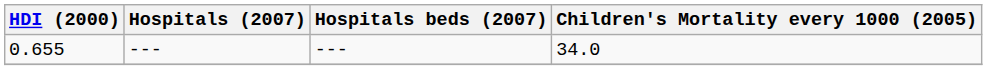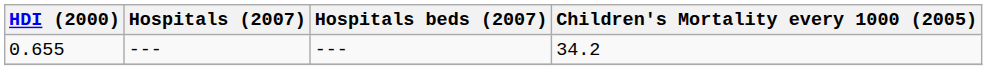(578, 50) 34.0 -> (578, 50) 34.2
